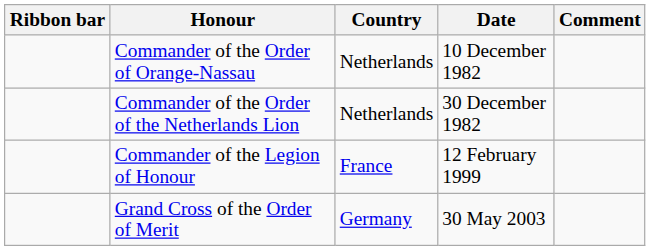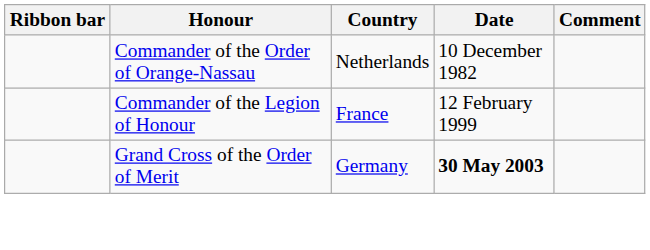- row: (212, 113)
(494, 218) normal -> (491, 166) bold
